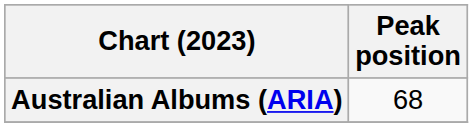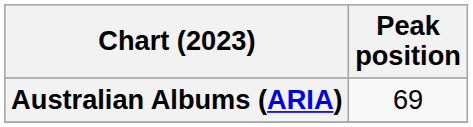(408, 99) 68 -> (408, 99) 69
